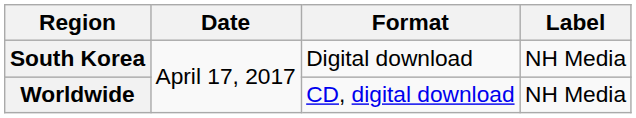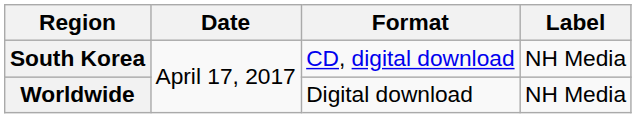(390, 58) Digital download -> (410, 58) CD, digital download
(410, 94) CD, digital download -> (390, 94) Digital download
